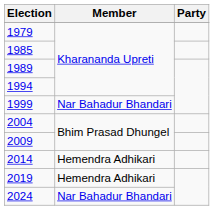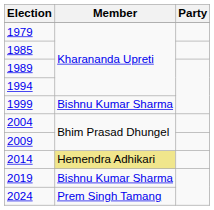(114, 104) Nar Bahadur Bhandari -> (115, 104) Bishnu Kumar Sharma
(106, 159) no background -> (106, 159) khaki background
(106, 178) Hemendra Adhikari -> (115, 178) Bishnu Kumar Sharma
(114, 196) Nar Bahadur Bhandari -> (109, 196) Prem Singh Tamang
